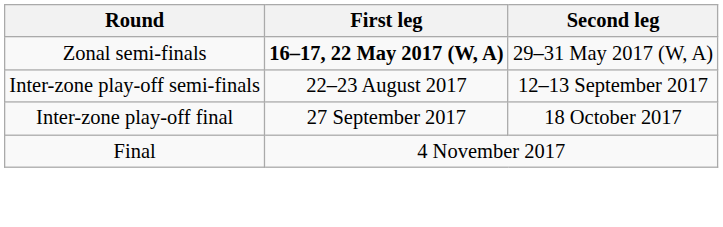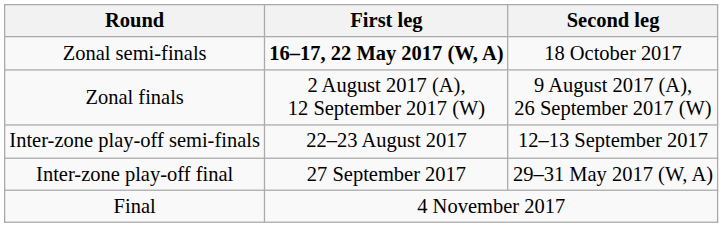(613, 53) 29–31 May 2017 (W, A) -> (613, 53) 18 October 2017
+ row: (135, 97)
(613, 118) 18 October 2017 -> (613, 173) 29–31 May 2017 (W, A)
